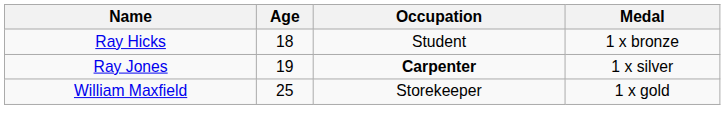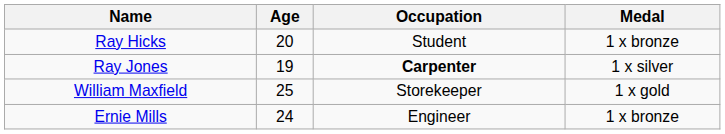(285, 41) 18 -> (285, 41) 20
+ row: (131, 116)
